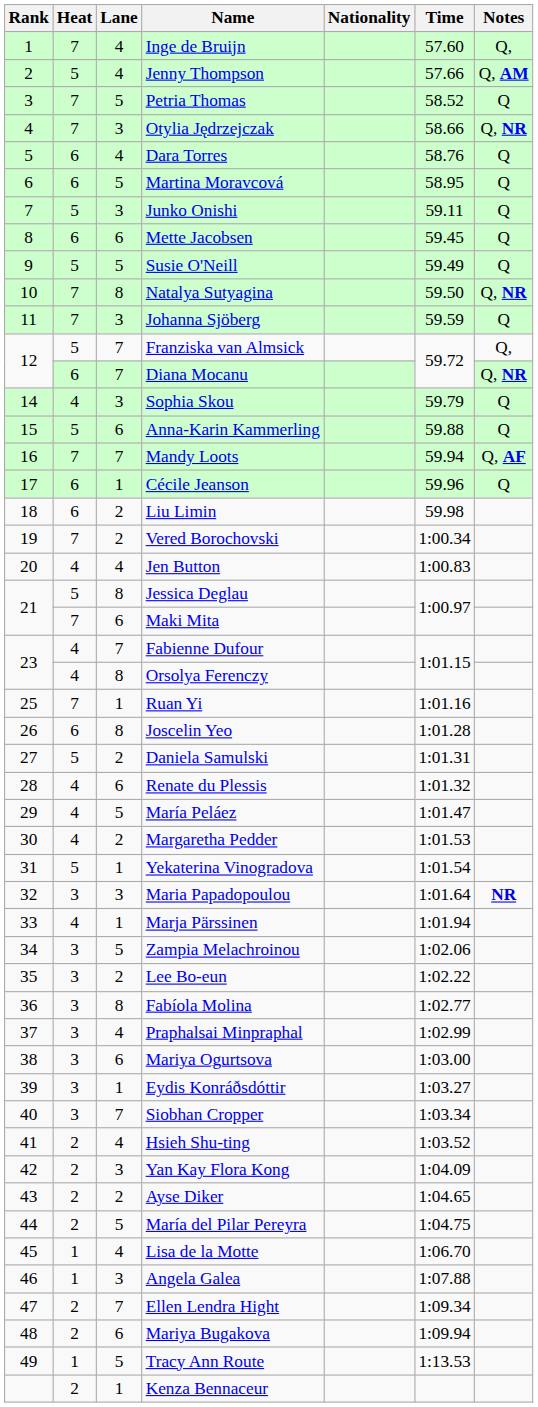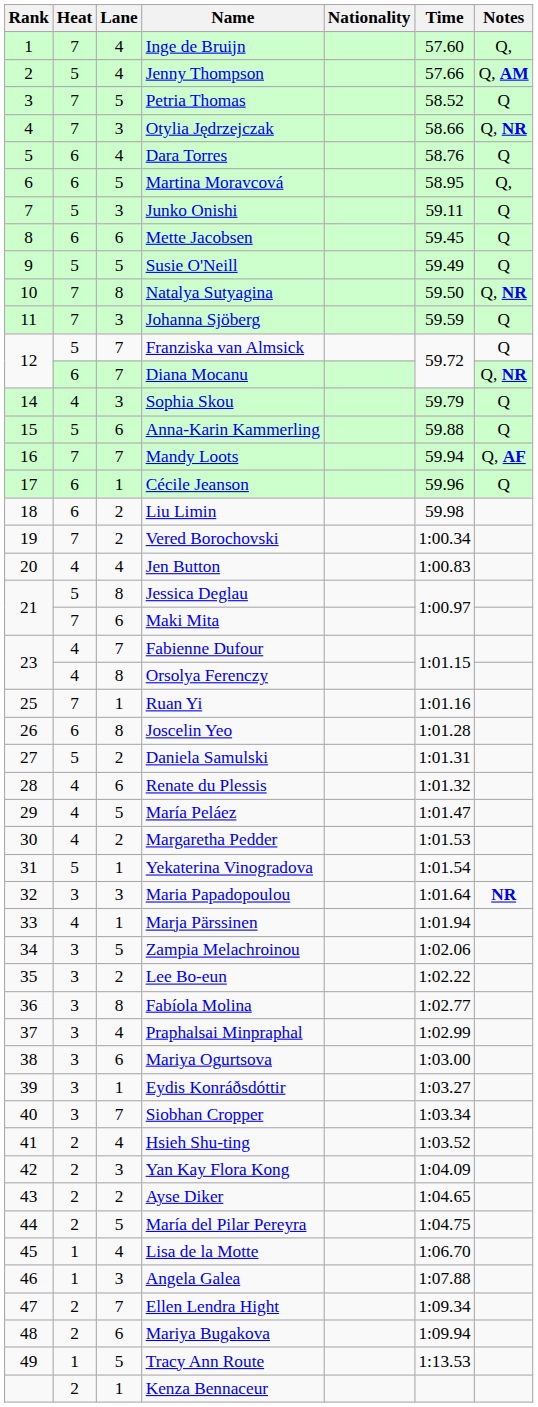(504, 182) Q -> (504, 182) Q,
(504, 347) Q, -> (504, 347) Q
